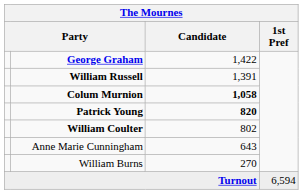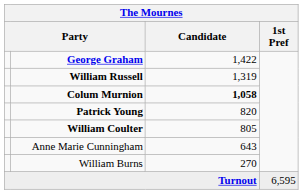(244, 77) 1,391 -> (244, 77) 1,319
(249, 111) bold -> (249, 111) normal
(249, 128) 802 -> (249, 128) 805
(283, 180) 6,594 -> (283, 180) 6,595
